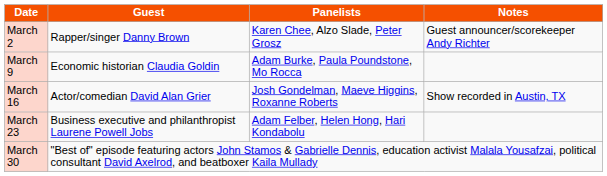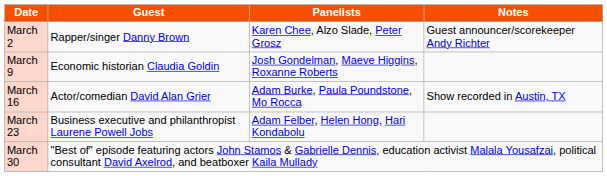(332, 66) Adam Burke, Paula Poundstone, Mo Rocca -> (335, 66) Josh Gondelman, Maeve Higgins, Roxanne Roberts
(335, 96) Josh Gondelman, Maeve Higgins, Roxanne Roberts -> (332, 96) Adam Burke, Paula Poundstone, Mo Rocca
